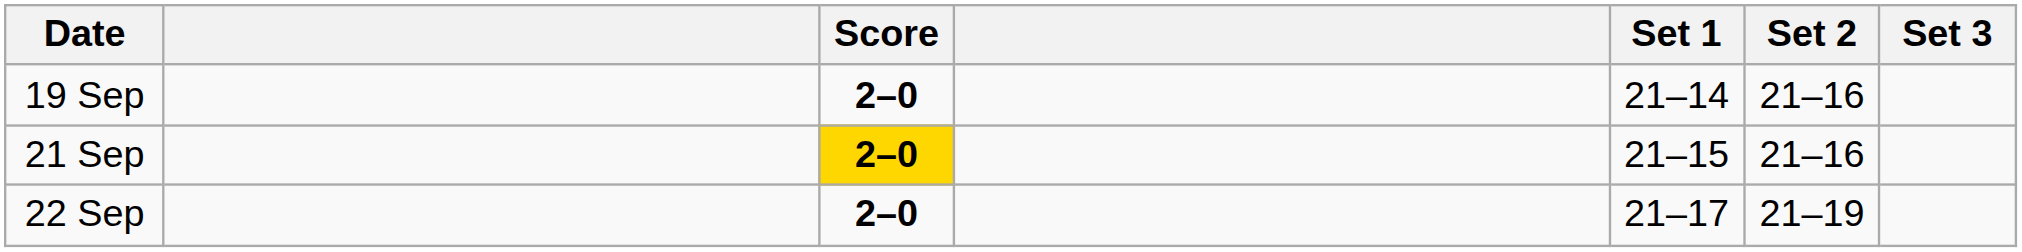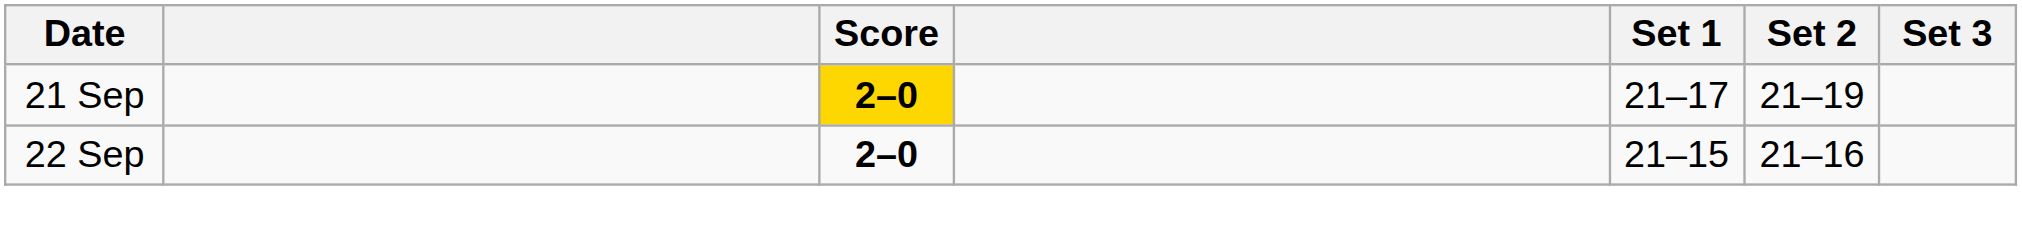- row: (85, 94)
(1677, 154) 21–15 -> (1677, 94) 21–17
(1812, 154) 21–16 -> (1812, 94) 21–19
(1677, 214) 21–17 -> (1677, 154) 21–15
(1812, 214) 21–19 -> (1812, 154) 21–16
